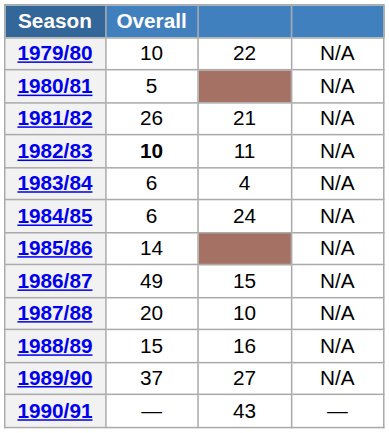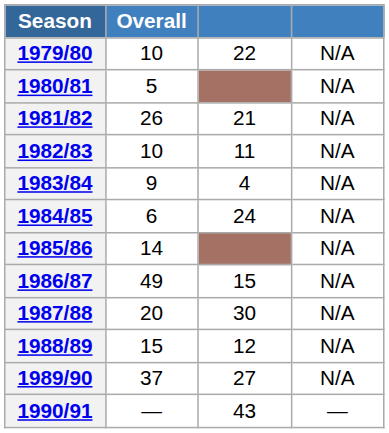(152, 151) bold -> (152, 151) normal
(152, 183) 6 -> (152, 183) 9
(244, 313) 10 -> (244, 313) 30
(244, 345) 16 -> (244, 345) 12
